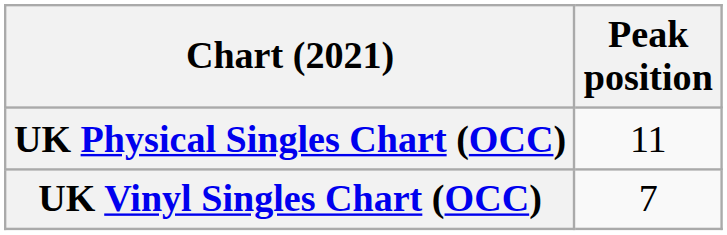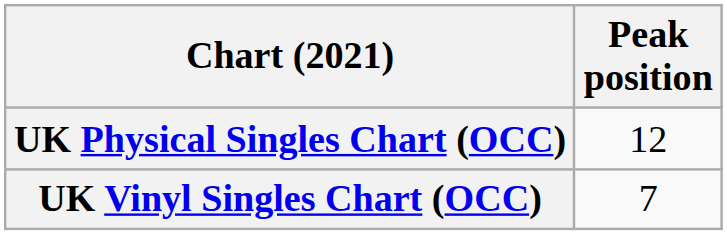(648, 137) 11 -> (648, 137) 12
